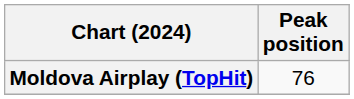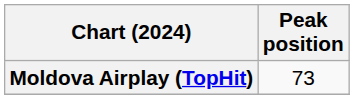(303, 77) 76 -> (303, 77) 73
